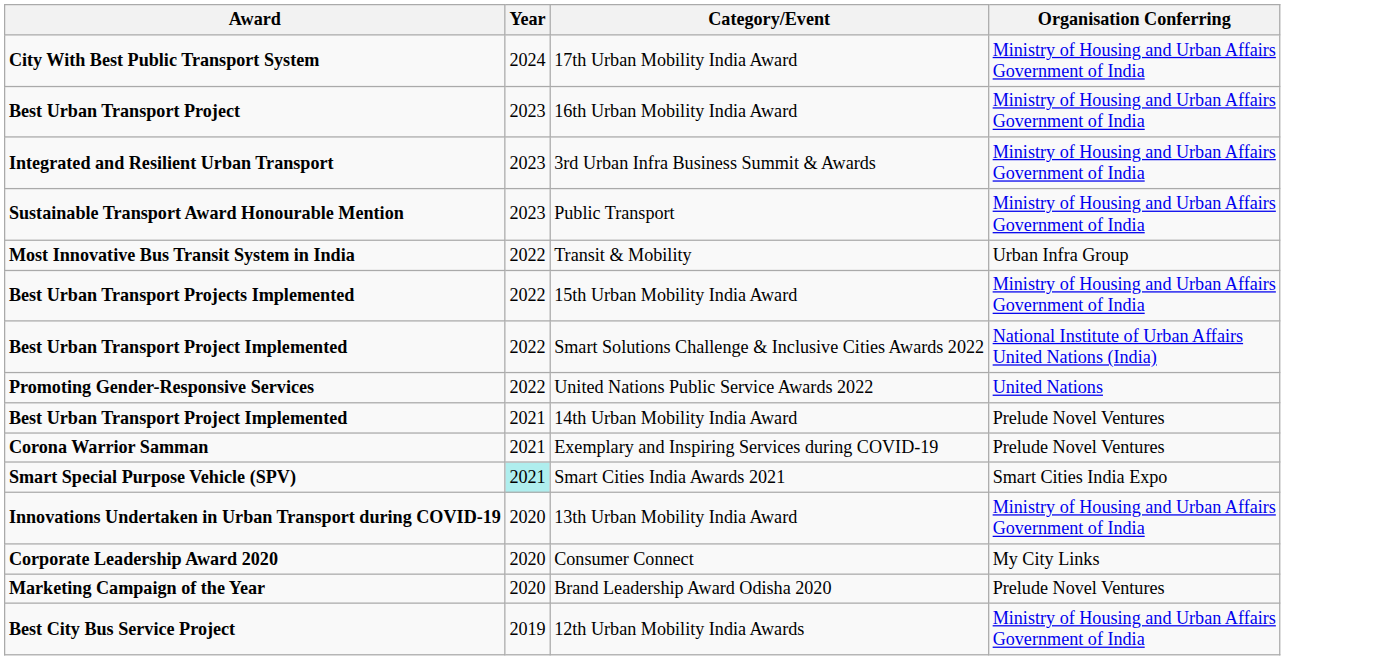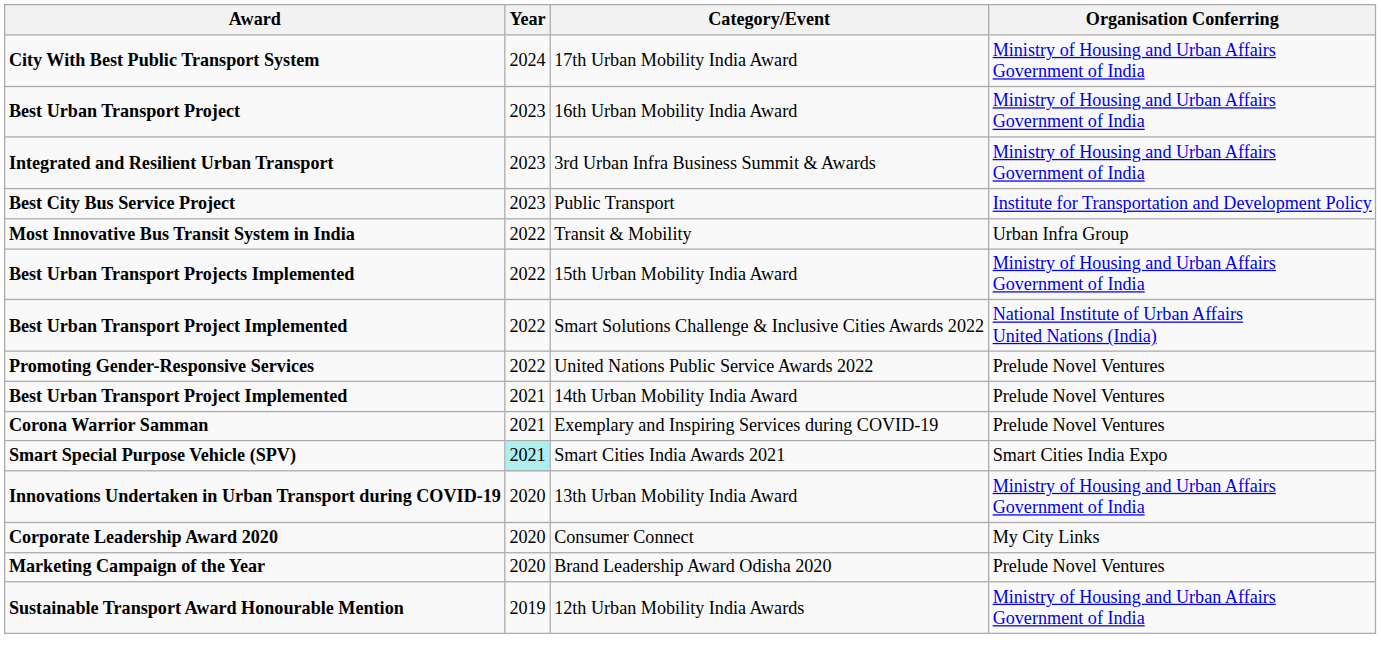(206, 214) Sustainable Transport Award Honourable Mention -> (122, 203) Best City Bus Service Project
(1134, 214) Ministry of Housing and Urban Affairs Government of India -> (1182, 203) Institute for Transportation and Development Policy
(1048, 387) United Nations -> (1079, 366) Prelude Novel Ventures
(122, 629) Best City Bus Service Project -> (206, 607) Sustainable Transport Award Honourable Mention
